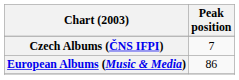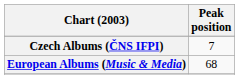(211, 64) 86 -> (211, 64) 68
